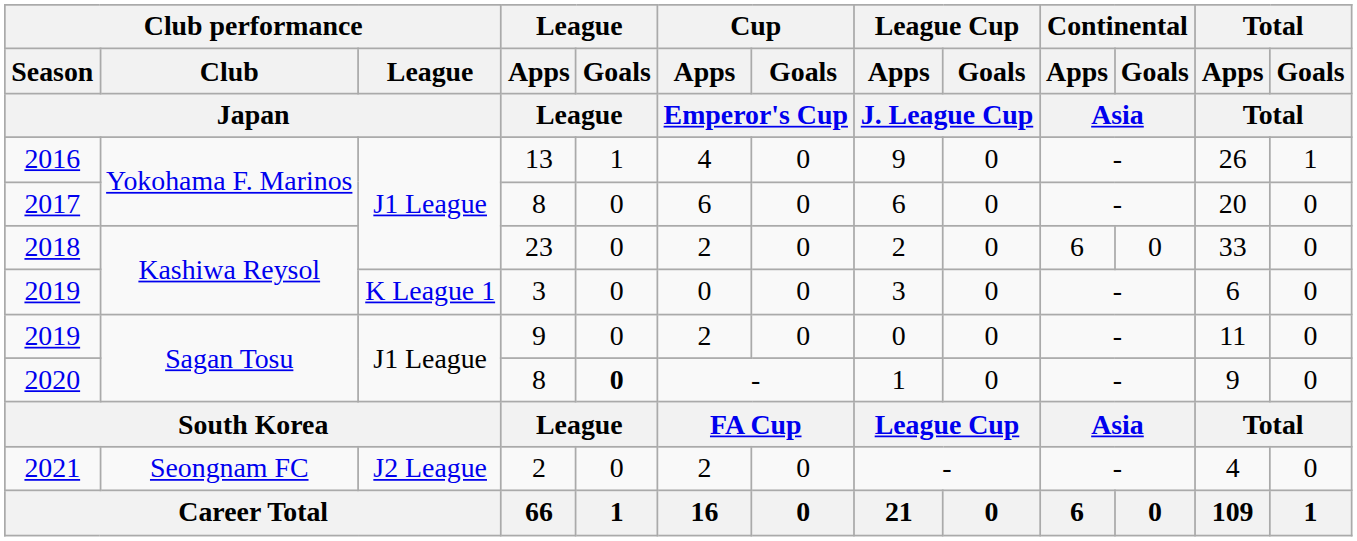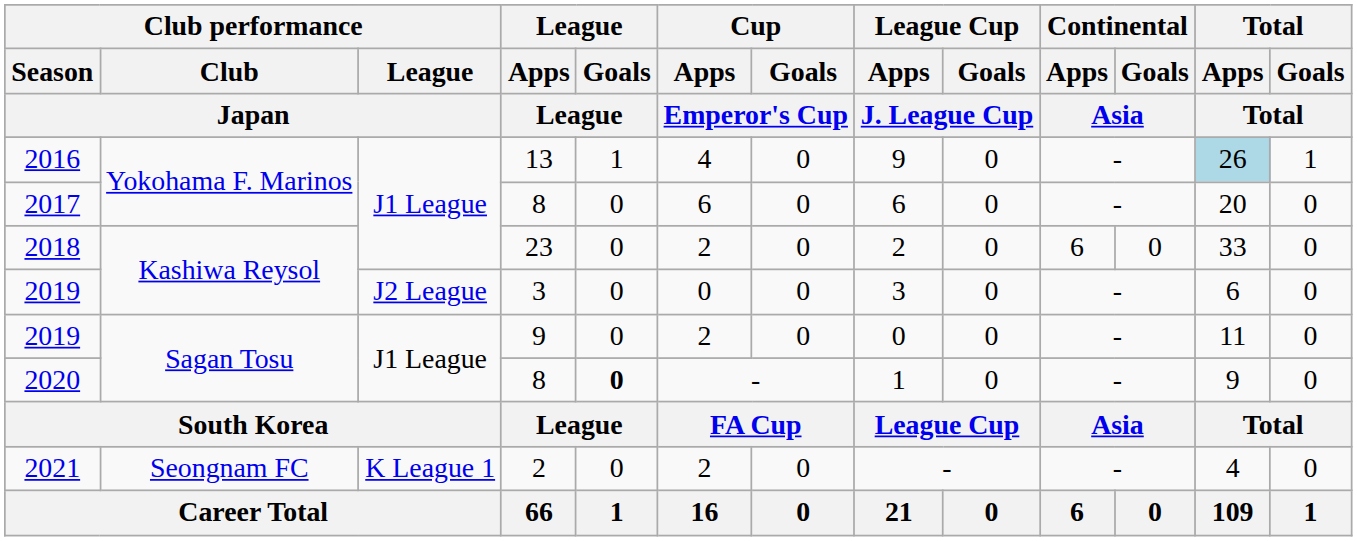(1233, 159) no background -> (1233, 159) lightblue background
(430, 291) K League 1 -> (430, 291) J2 League
(430, 468) J2 League -> (430, 468) K League 1
